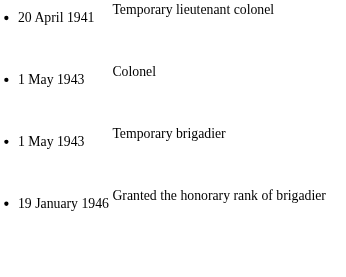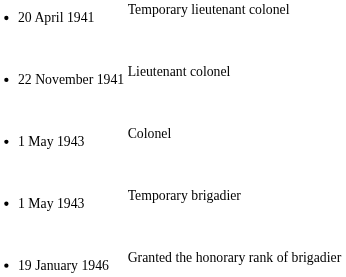+ row: (179, 71)
